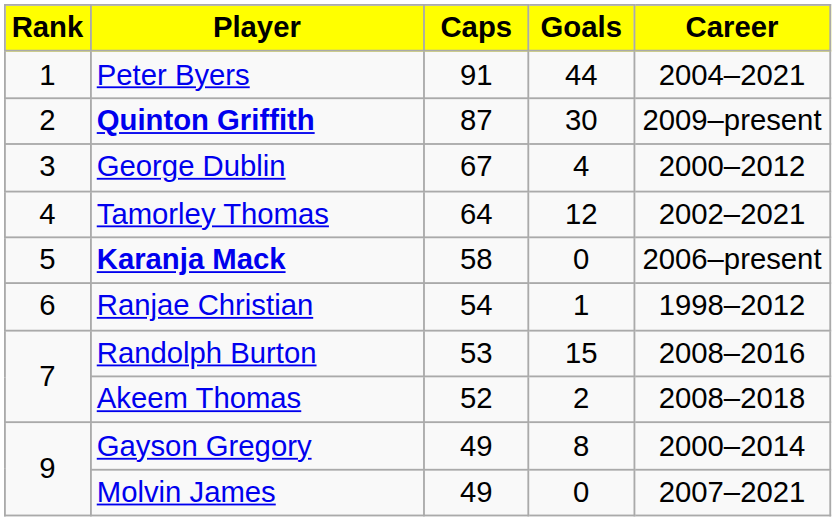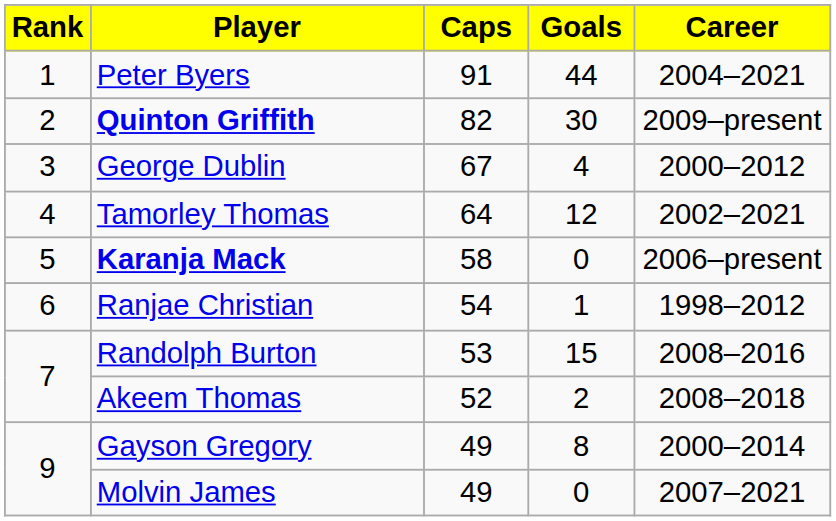(476, 120) 87 -> (476, 120) 82
